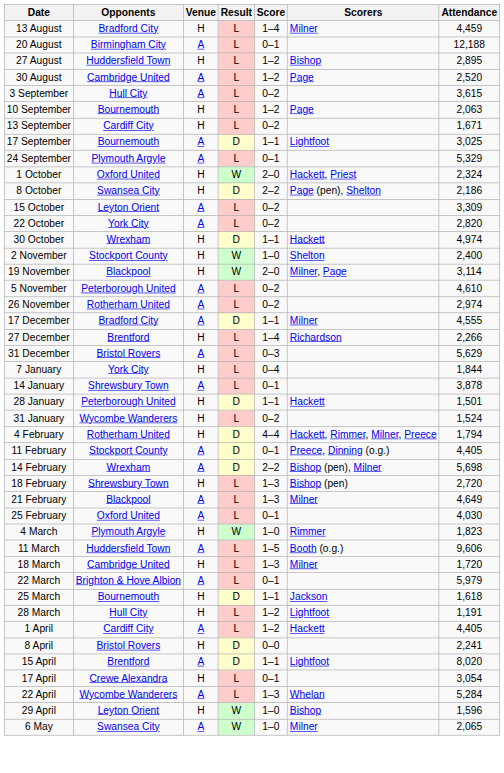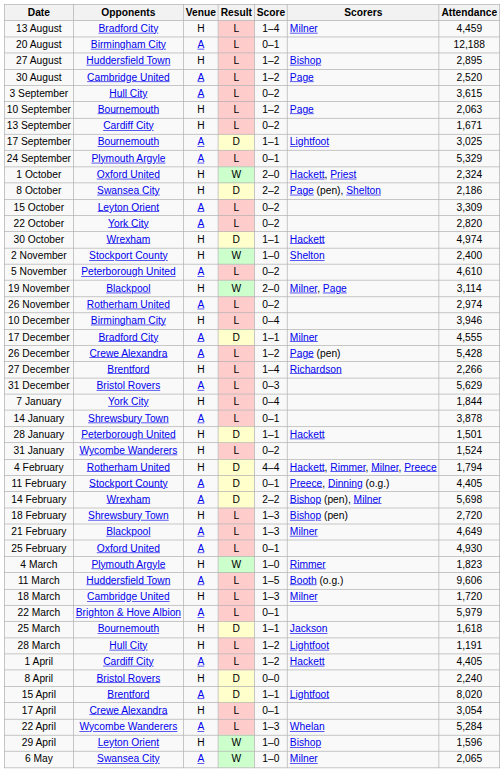rows swapped: (39, 288) <-> (39, 272)
+ row: (39, 321)
+ row: (39, 353)
(469, 516) 4,030 -> (469, 548) 4,930
(469, 645) 2,241 -> (469, 678) 2,240
